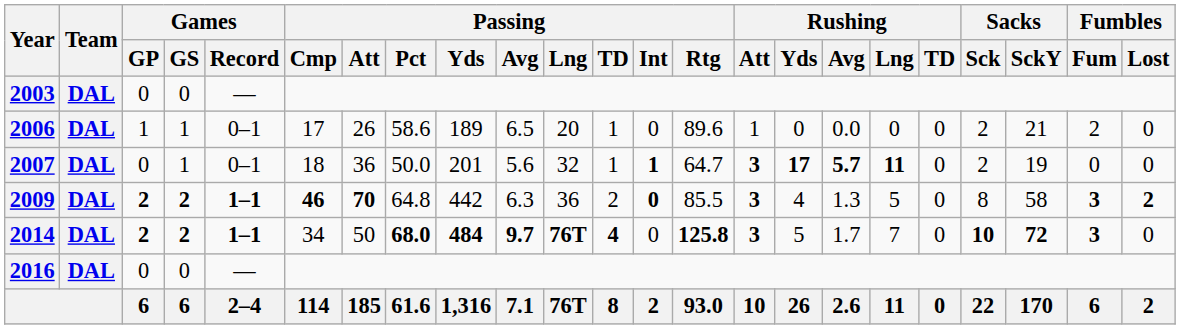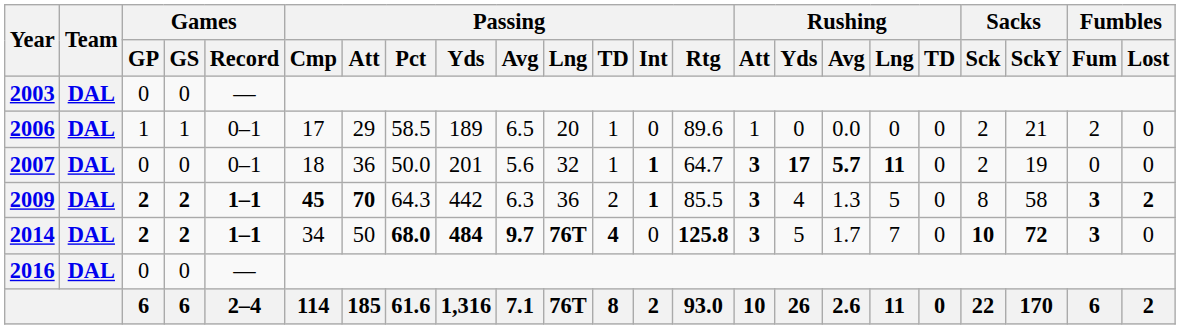(364, 128) 26 -> (364, 128) 29
(411, 128) 58.6 -> (411, 128) 58.5
(184, 164) 1 -> (184, 164) 0
(313, 199) 46 -> (313, 199) 45
(411, 199) 64.8 -> (411, 199) 64.3
(653, 199) 0 -> (653, 199) 1
